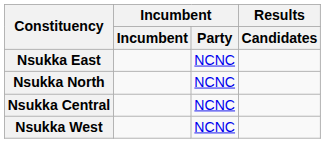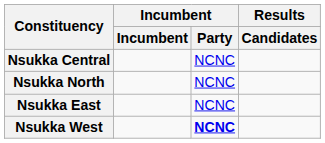rows swapped: (59, 104) <-> (59, 60)
(215, 127) normal -> (215, 127) bold
